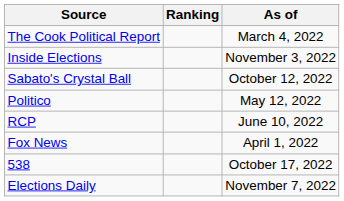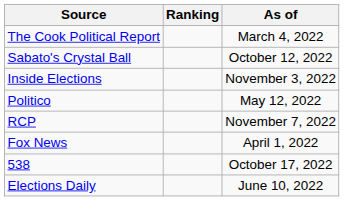rows swapped: (55, 57) <-> (69, 79)
(281, 121) June 10, 2022 -> (281, 121) November 7, 2022
(281, 185) November 7, 2022 -> (281, 185) June 10, 2022
